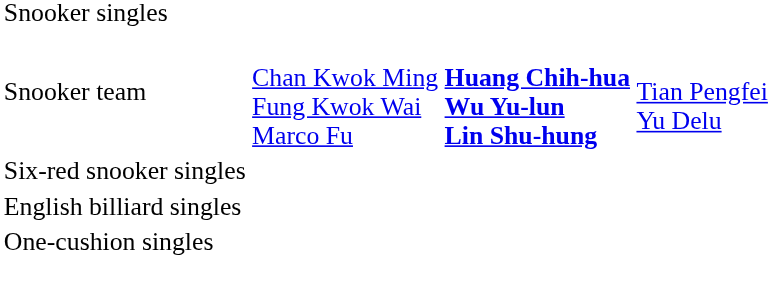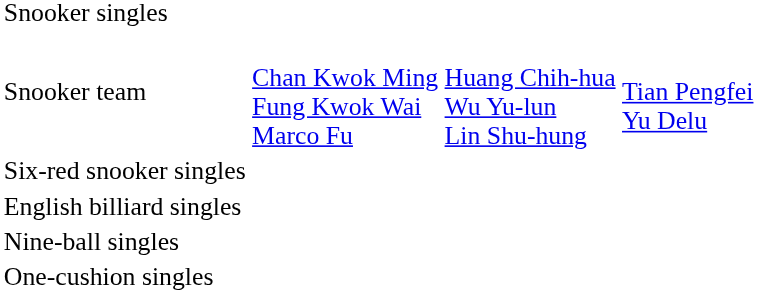(537, 106) bold -> (530, 106) normal
+ row: (91, 241)
